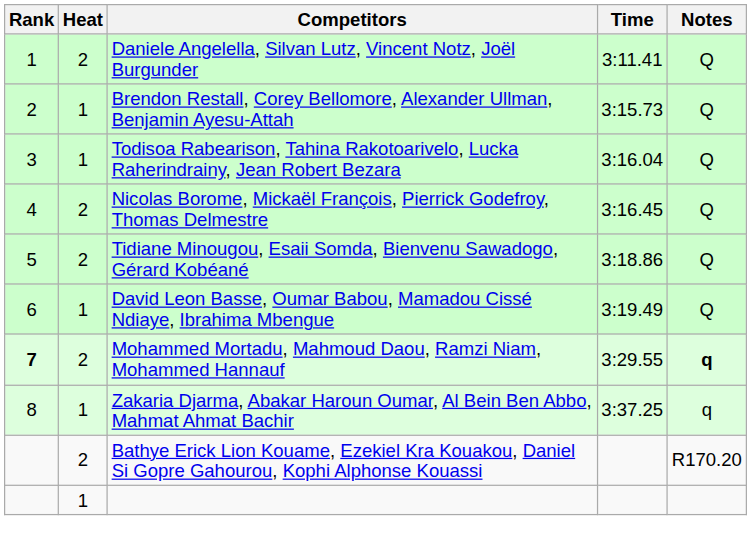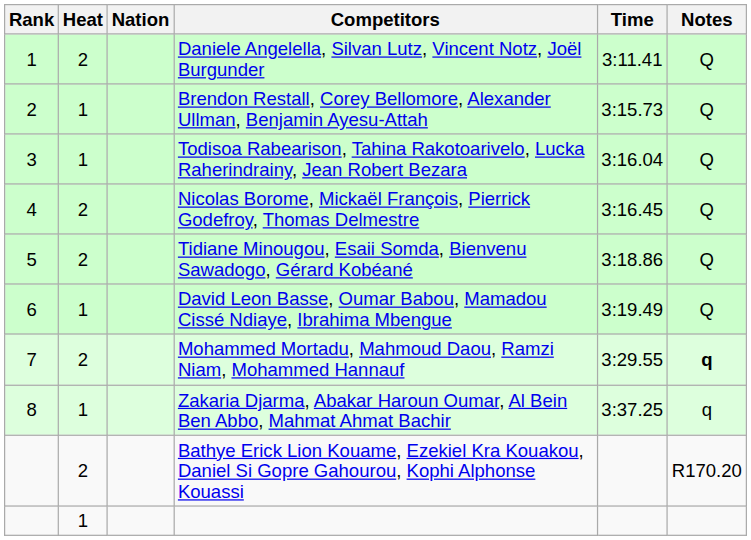+ column: (140, 19)
(32, 360) bold -> (32, 360) normal
